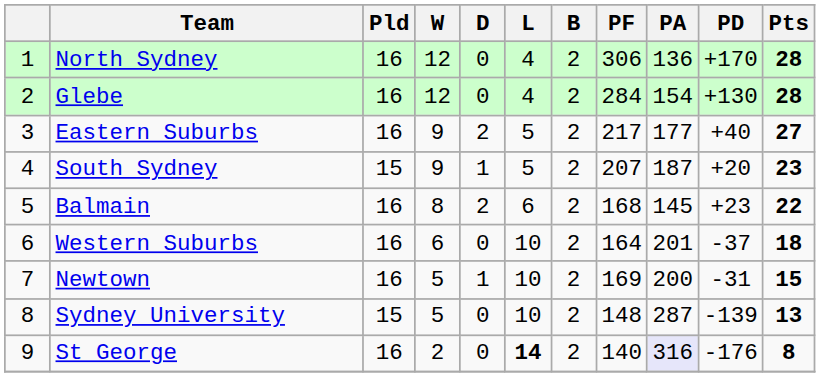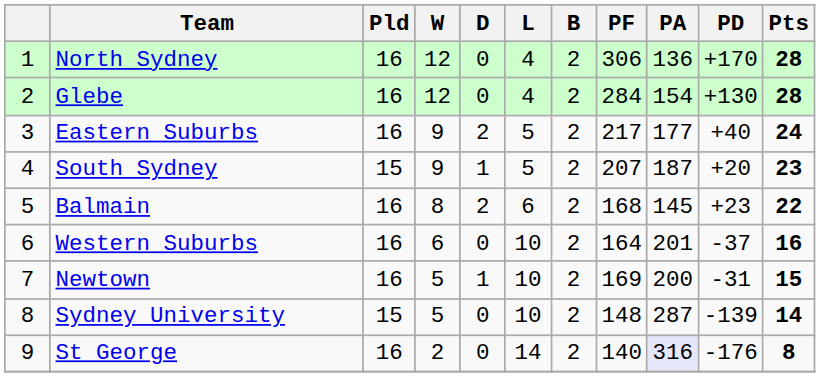(789, 133) 27 -> (789, 133) 24
(789, 243) 18 -> (789, 243) 16
(789, 316) 13 -> (789, 316) 14
(528, 353) bold -> (528, 353) normal
